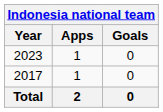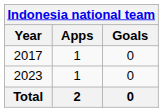rows swapped: (28, 76) <-> (28, 55)
